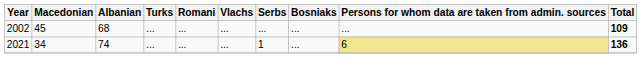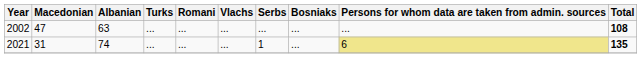(40, 28) 45 -> (40, 28) 47
(104, 28) 68 -> (104, 28) 63
(619, 28) 109 -> (619, 28) 108
(40, 45) 34 -> (40, 45) 31
(619, 45) 136 -> (619, 45) 135
